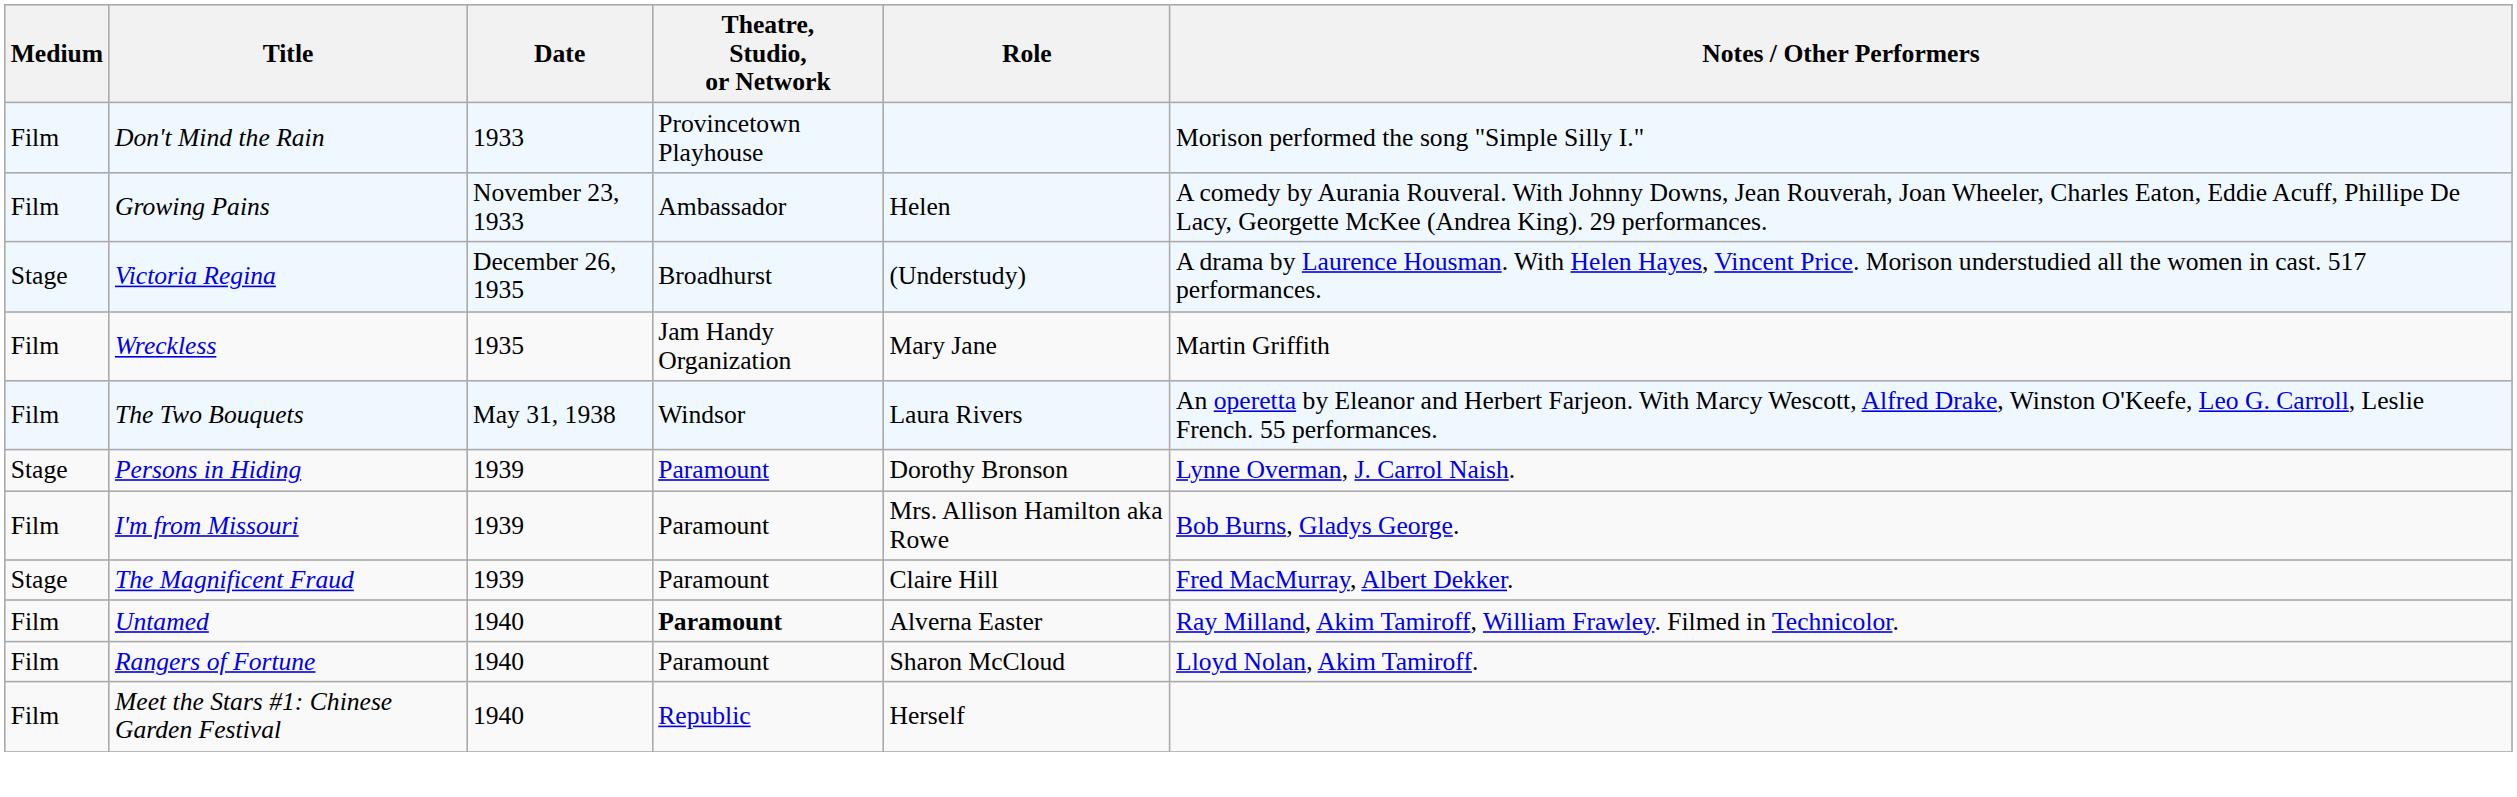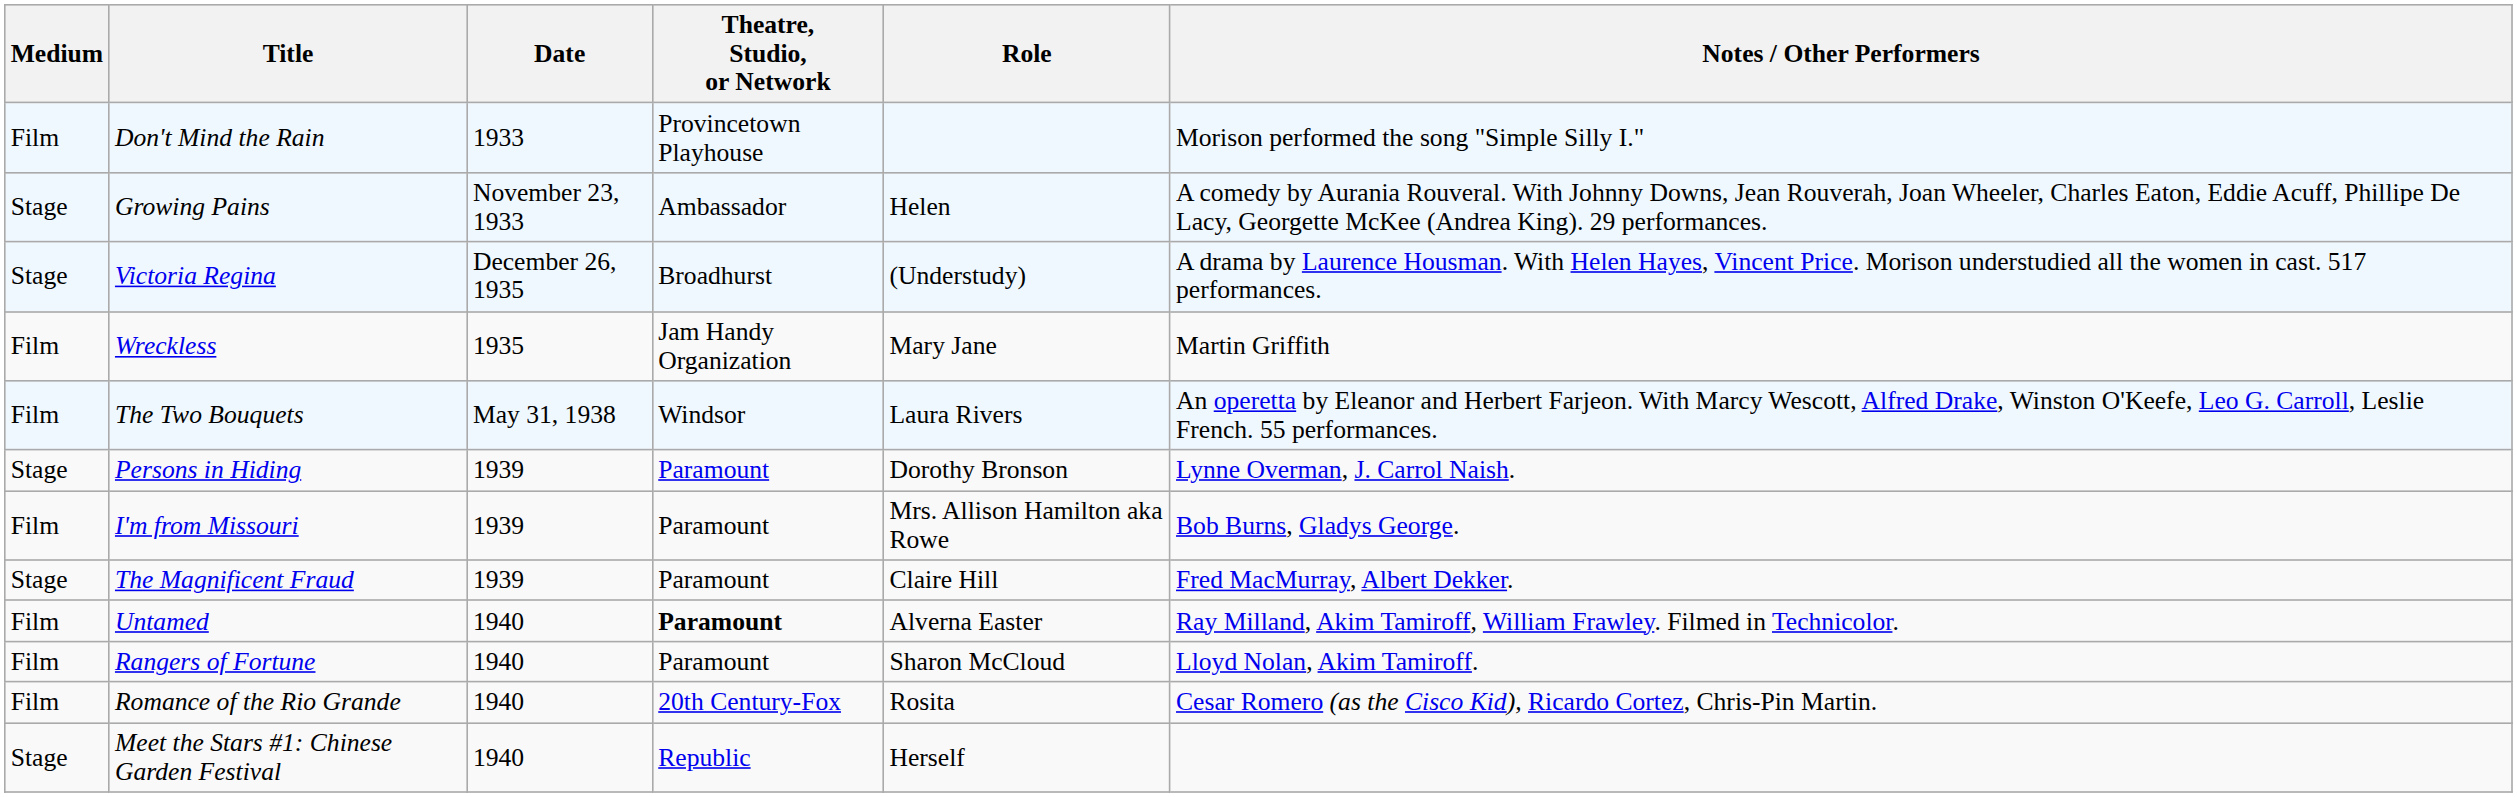(35, 206) Film -> (39, 206) Stage
+ row: (258, 701)
(35, 716) Film -> (39, 756) Stage
